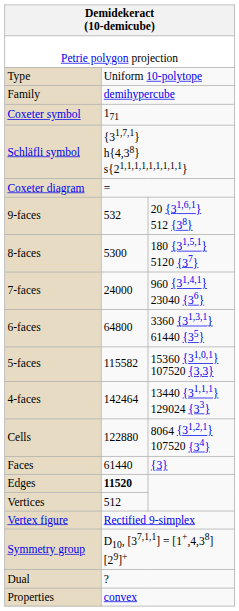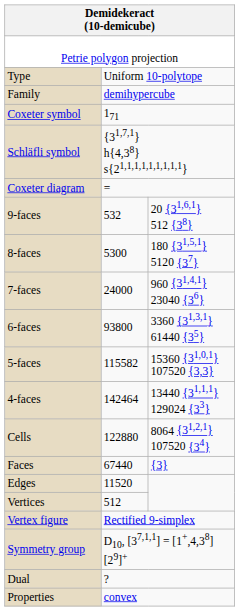(118, 328) 64800 -> (118, 328) 93800
(118, 465) 61440 -> (118, 465) 67440
(118, 483) bold -> (118, 483) normal
